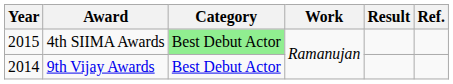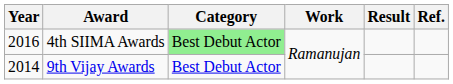(24, 41) 2015 -> (24, 41) 2016
